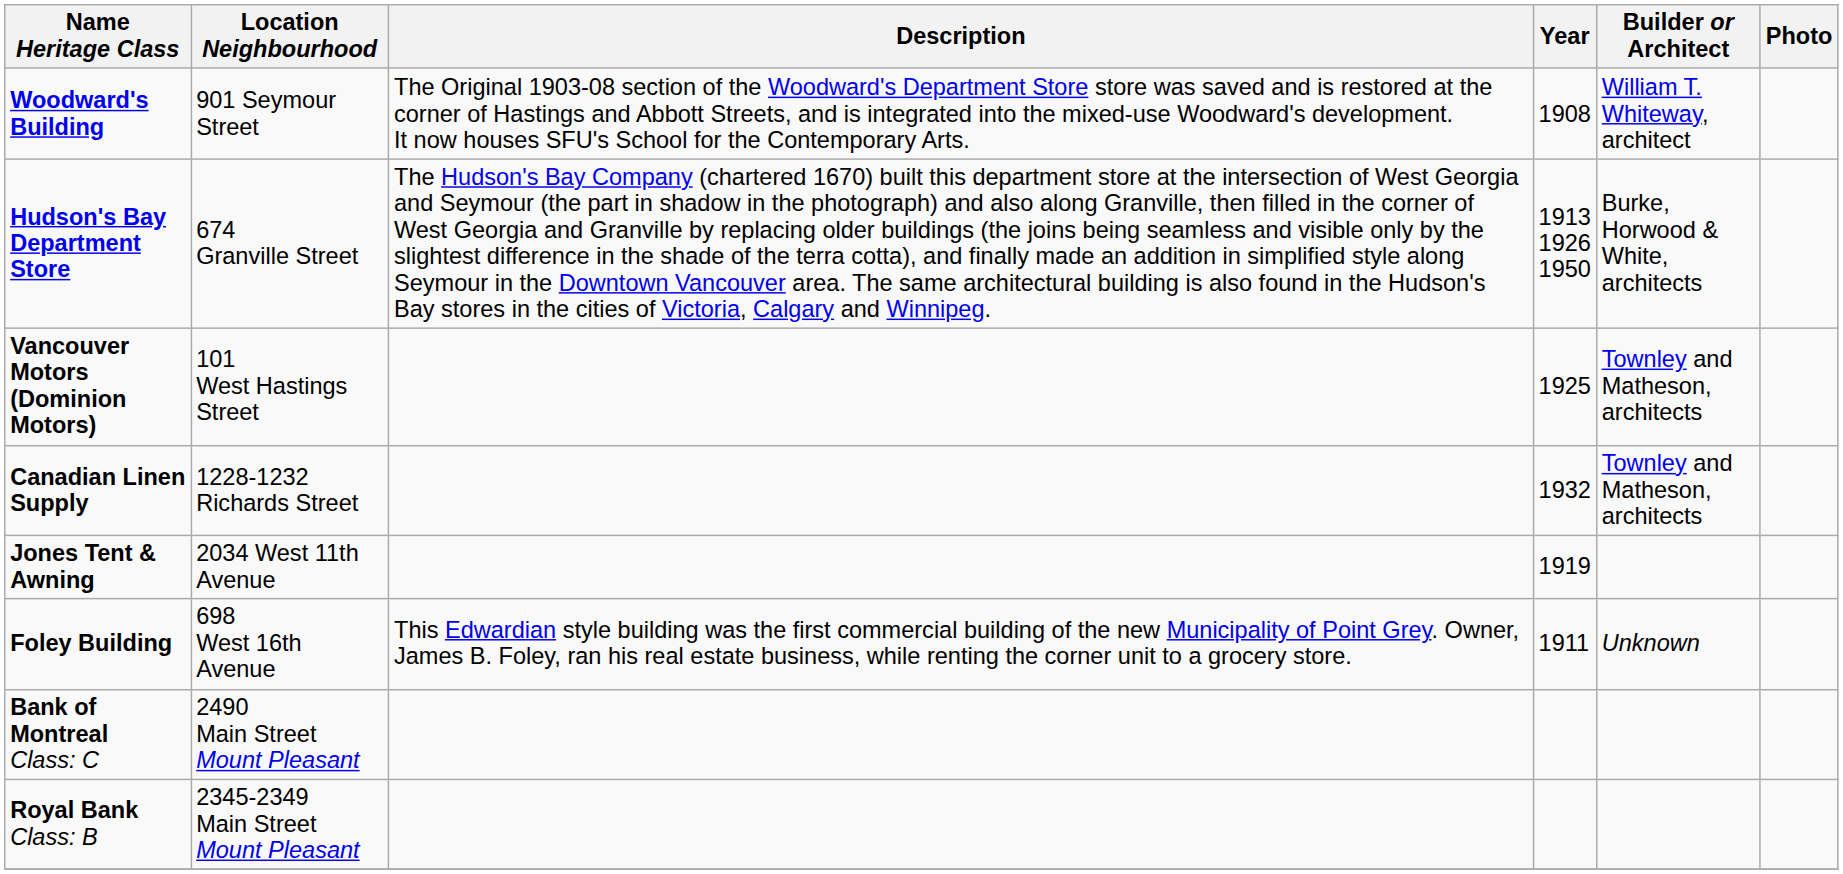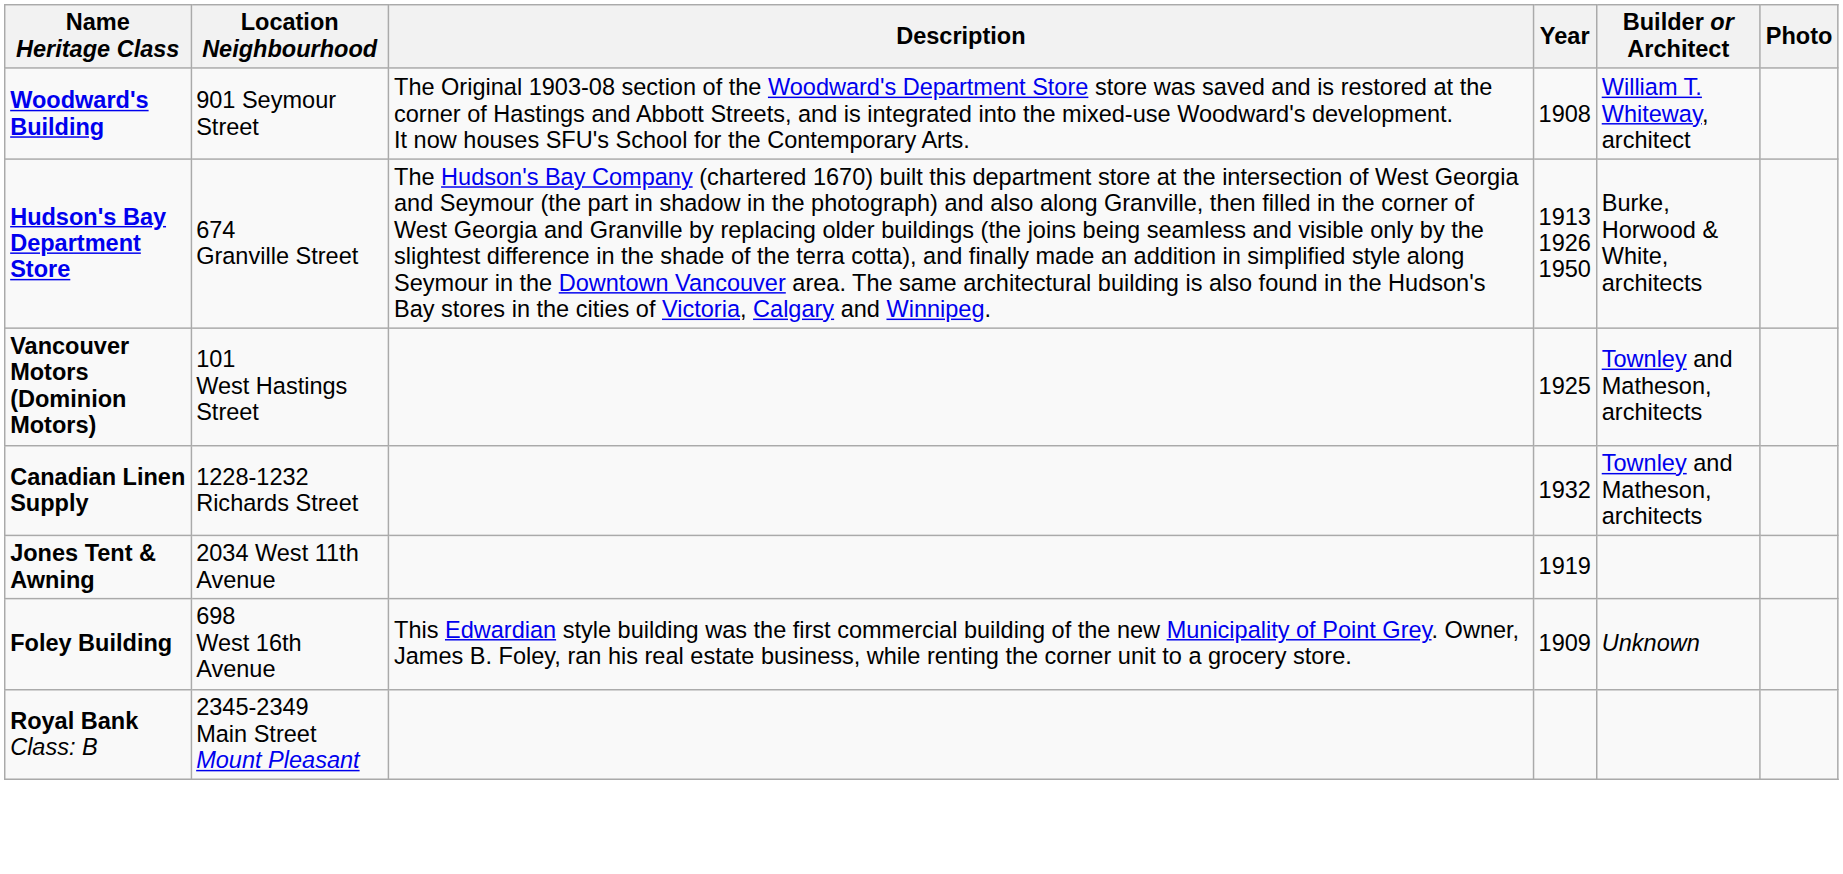(1564, 643) 1911 -> (1565, 643) 1909
- row: (59, 734)
